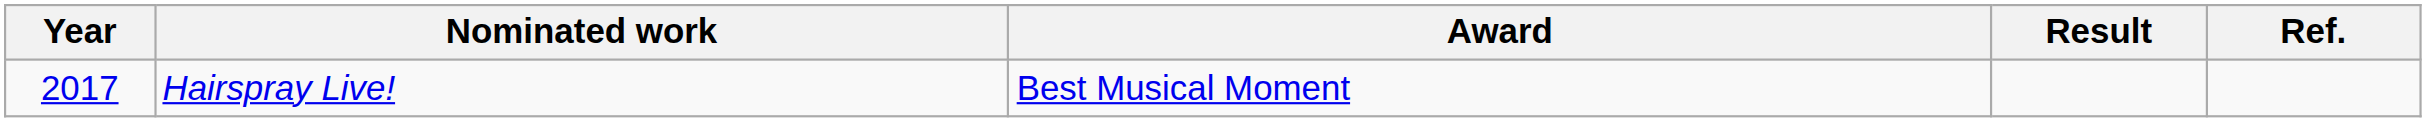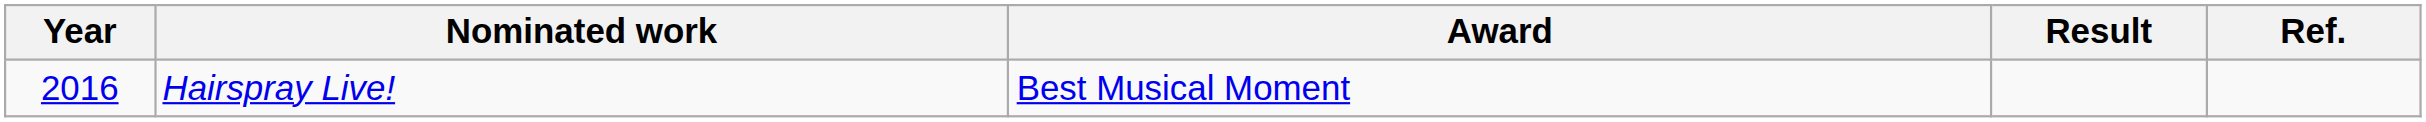(80, 87) 2017 -> (80, 87) 2016
